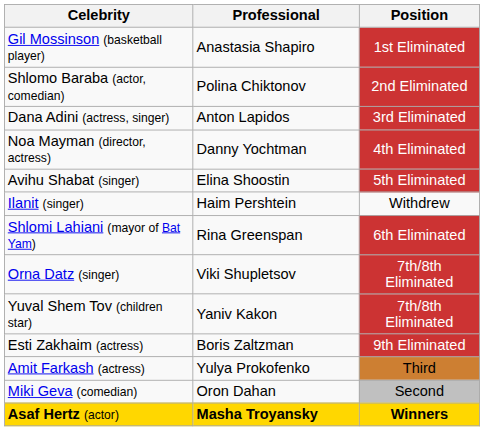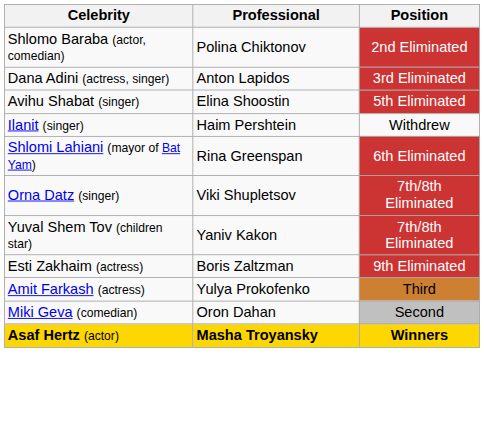- row: (85, 47)
- row: (77, 149)
